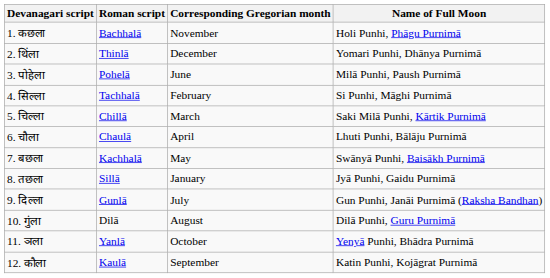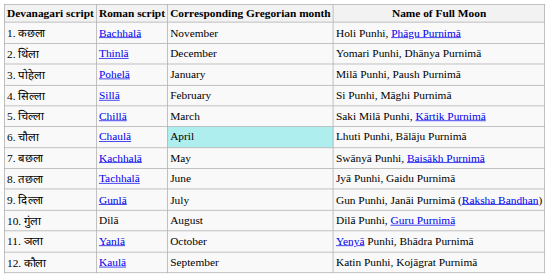(181, 74) June -> (188, 74) January
(119, 95) Tachhalā -> (109, 95) Sillā
(182, 137) no background -> (182, 137) paleturquoise background
(109, 178) Sillā -> (119, 178) Tachhalā
(188, 178) January -> (181, 178) June
